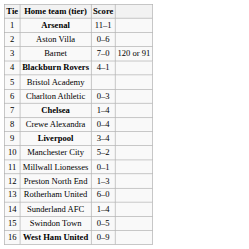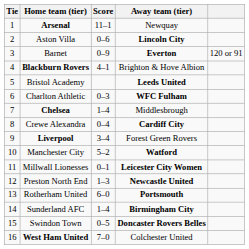+ column: (162, 11)
(103, 53) 7–0 -> (103, 53) 0–9
(103, 237) 0–9 -> (103, 237) 7–0
